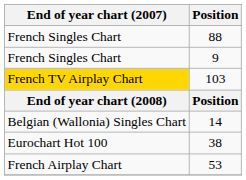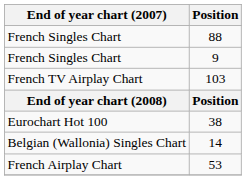(75, 79) gold background -> (75, 79) no background
rows swapped: (215, 121) <-> (215, 143)
